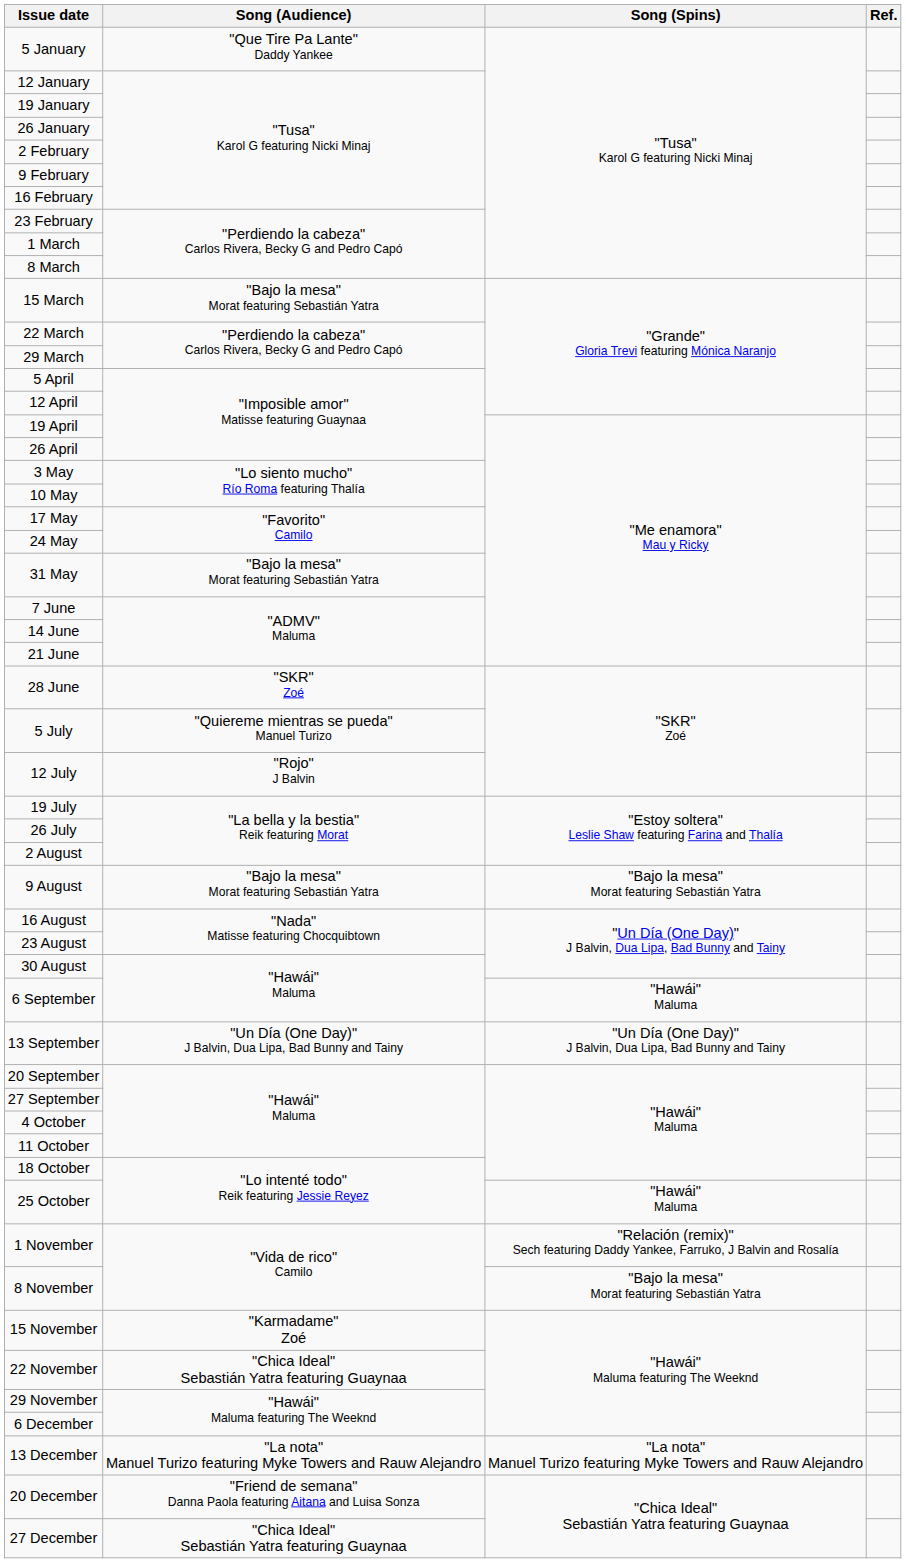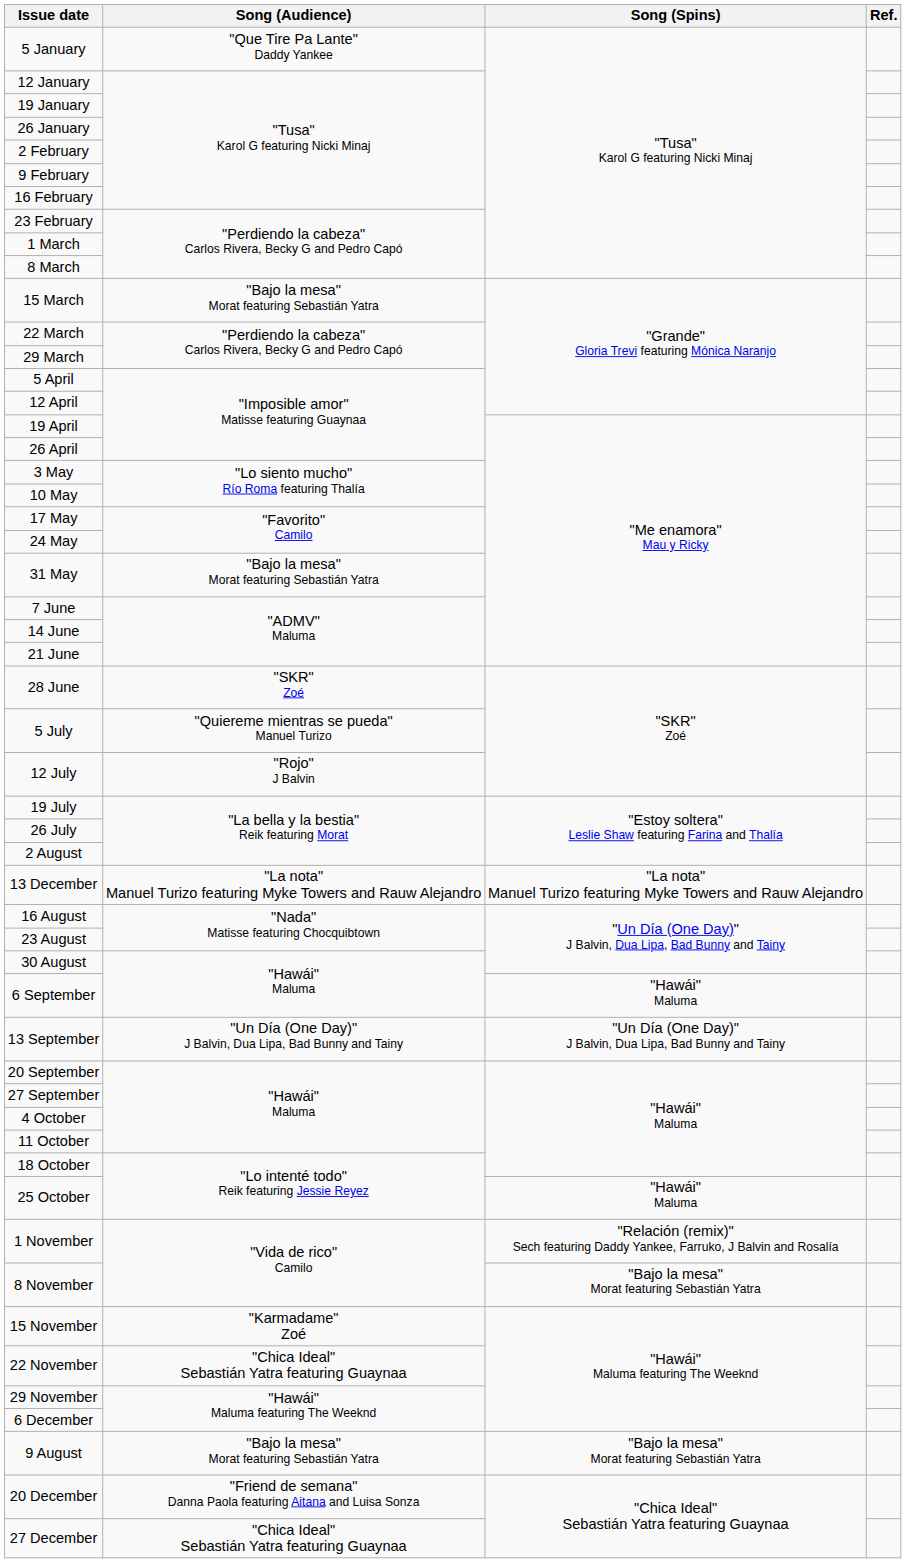rows swapped: (54, 887) <-> (54, 1455)
